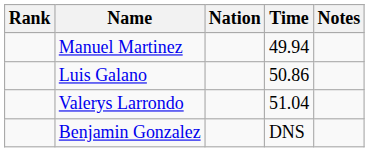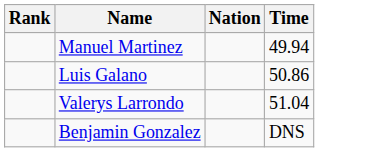- column: (339, 18)
